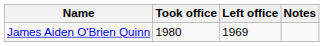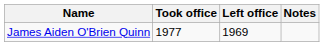(169, 32) 1980 -> (169, 32) 1977
